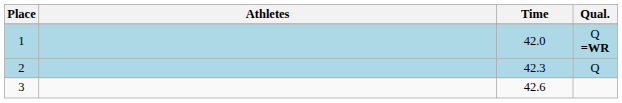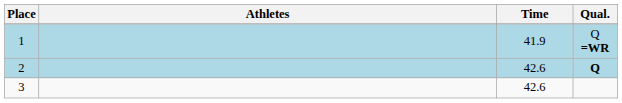(535, 41) 42.0 -> (535, 41) 41.9
(535, 68) 42.3 -> (535, 68) 42.6
(595, 68) normal -> (595, 68) bold
